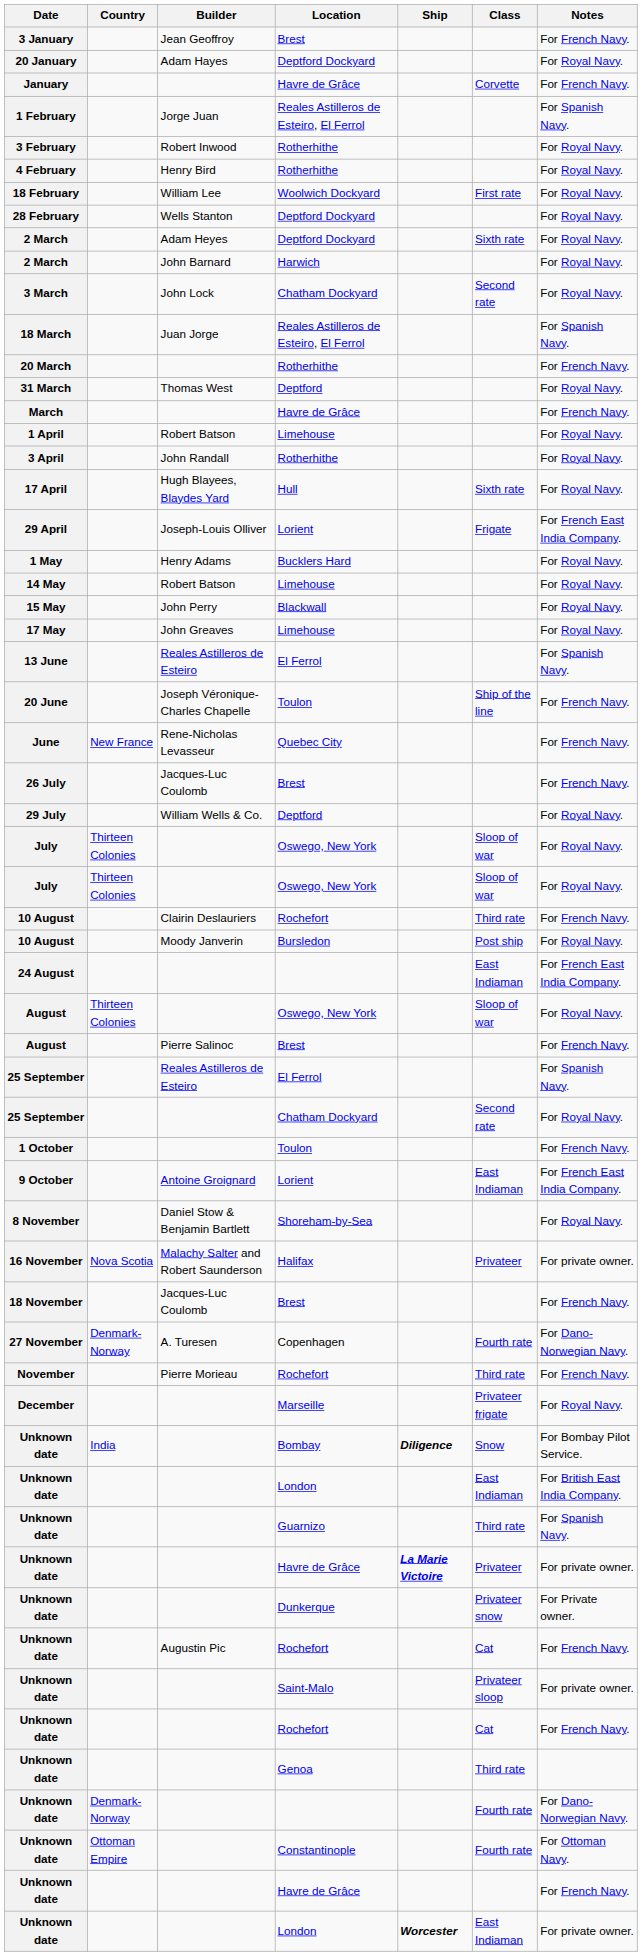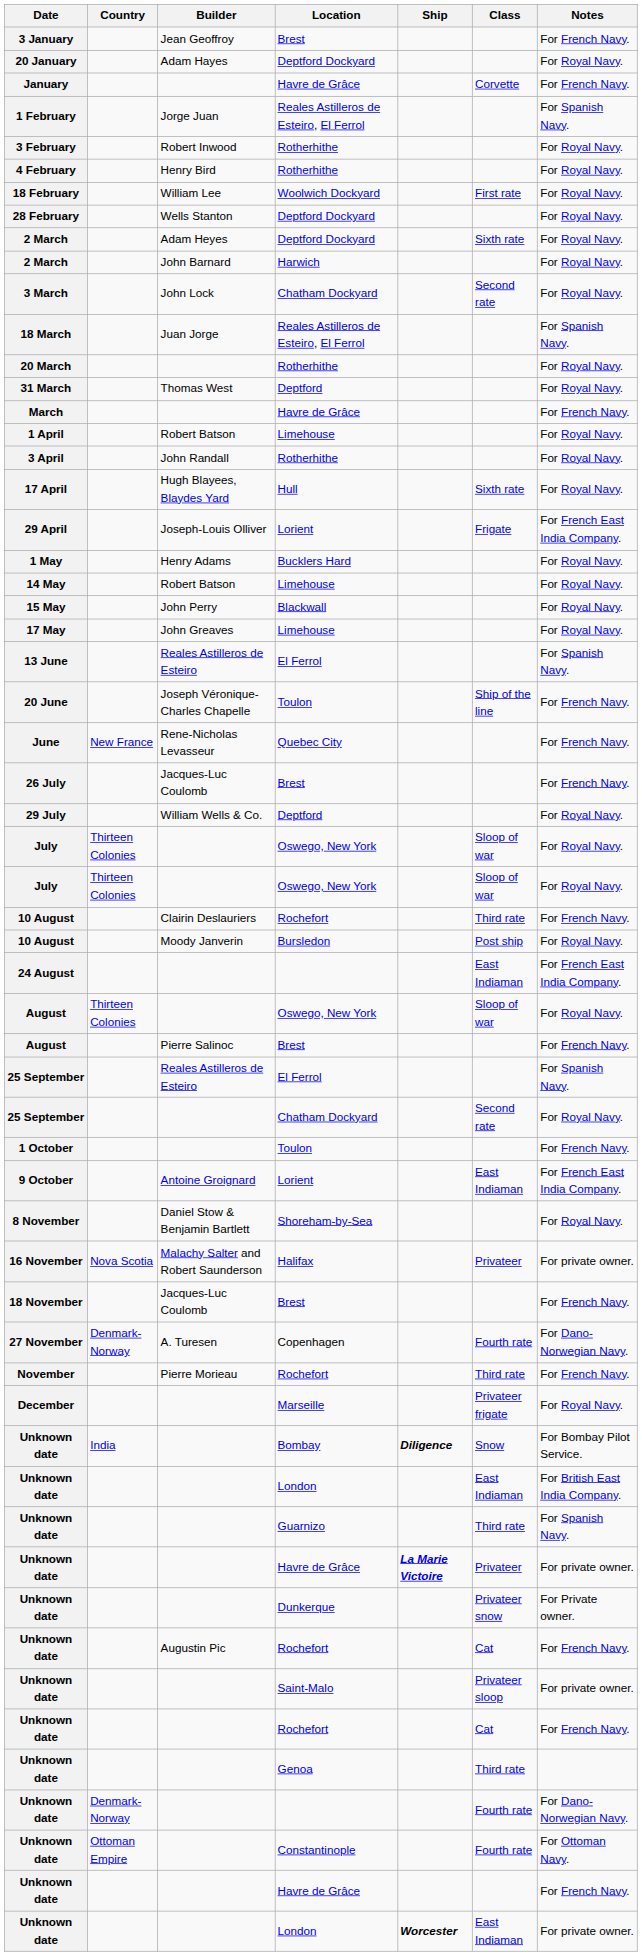(585, 366) For French Navy. -> (582, 366) For Royal Navy.
